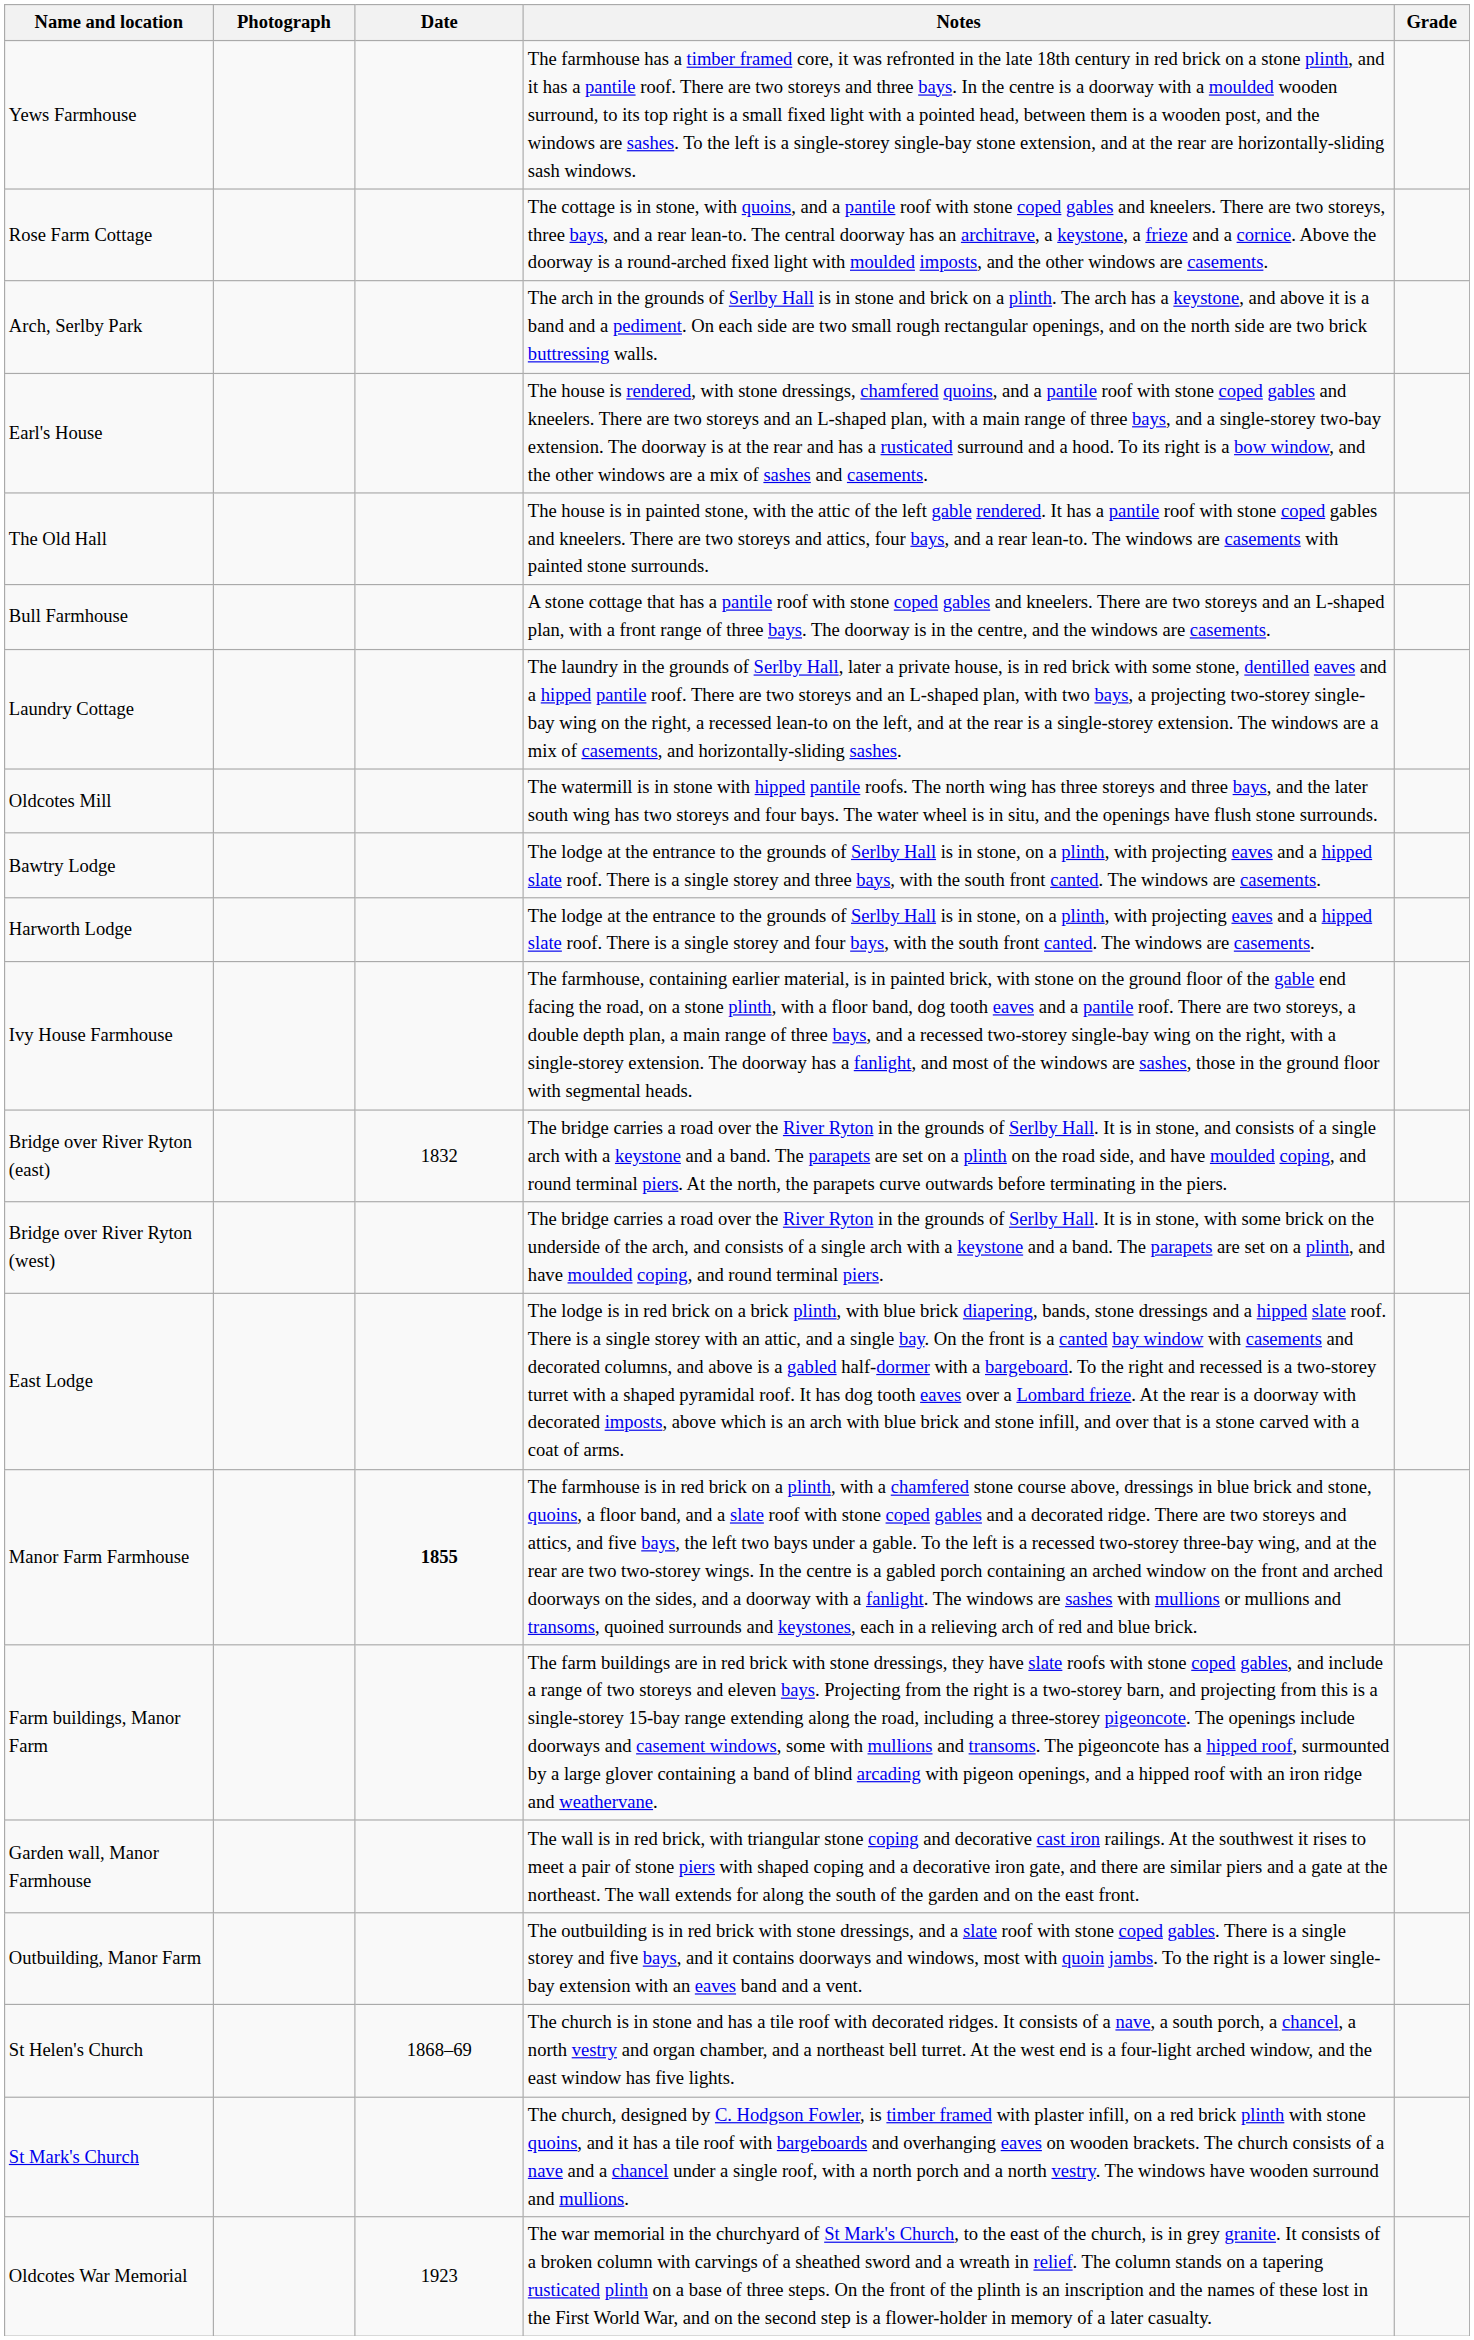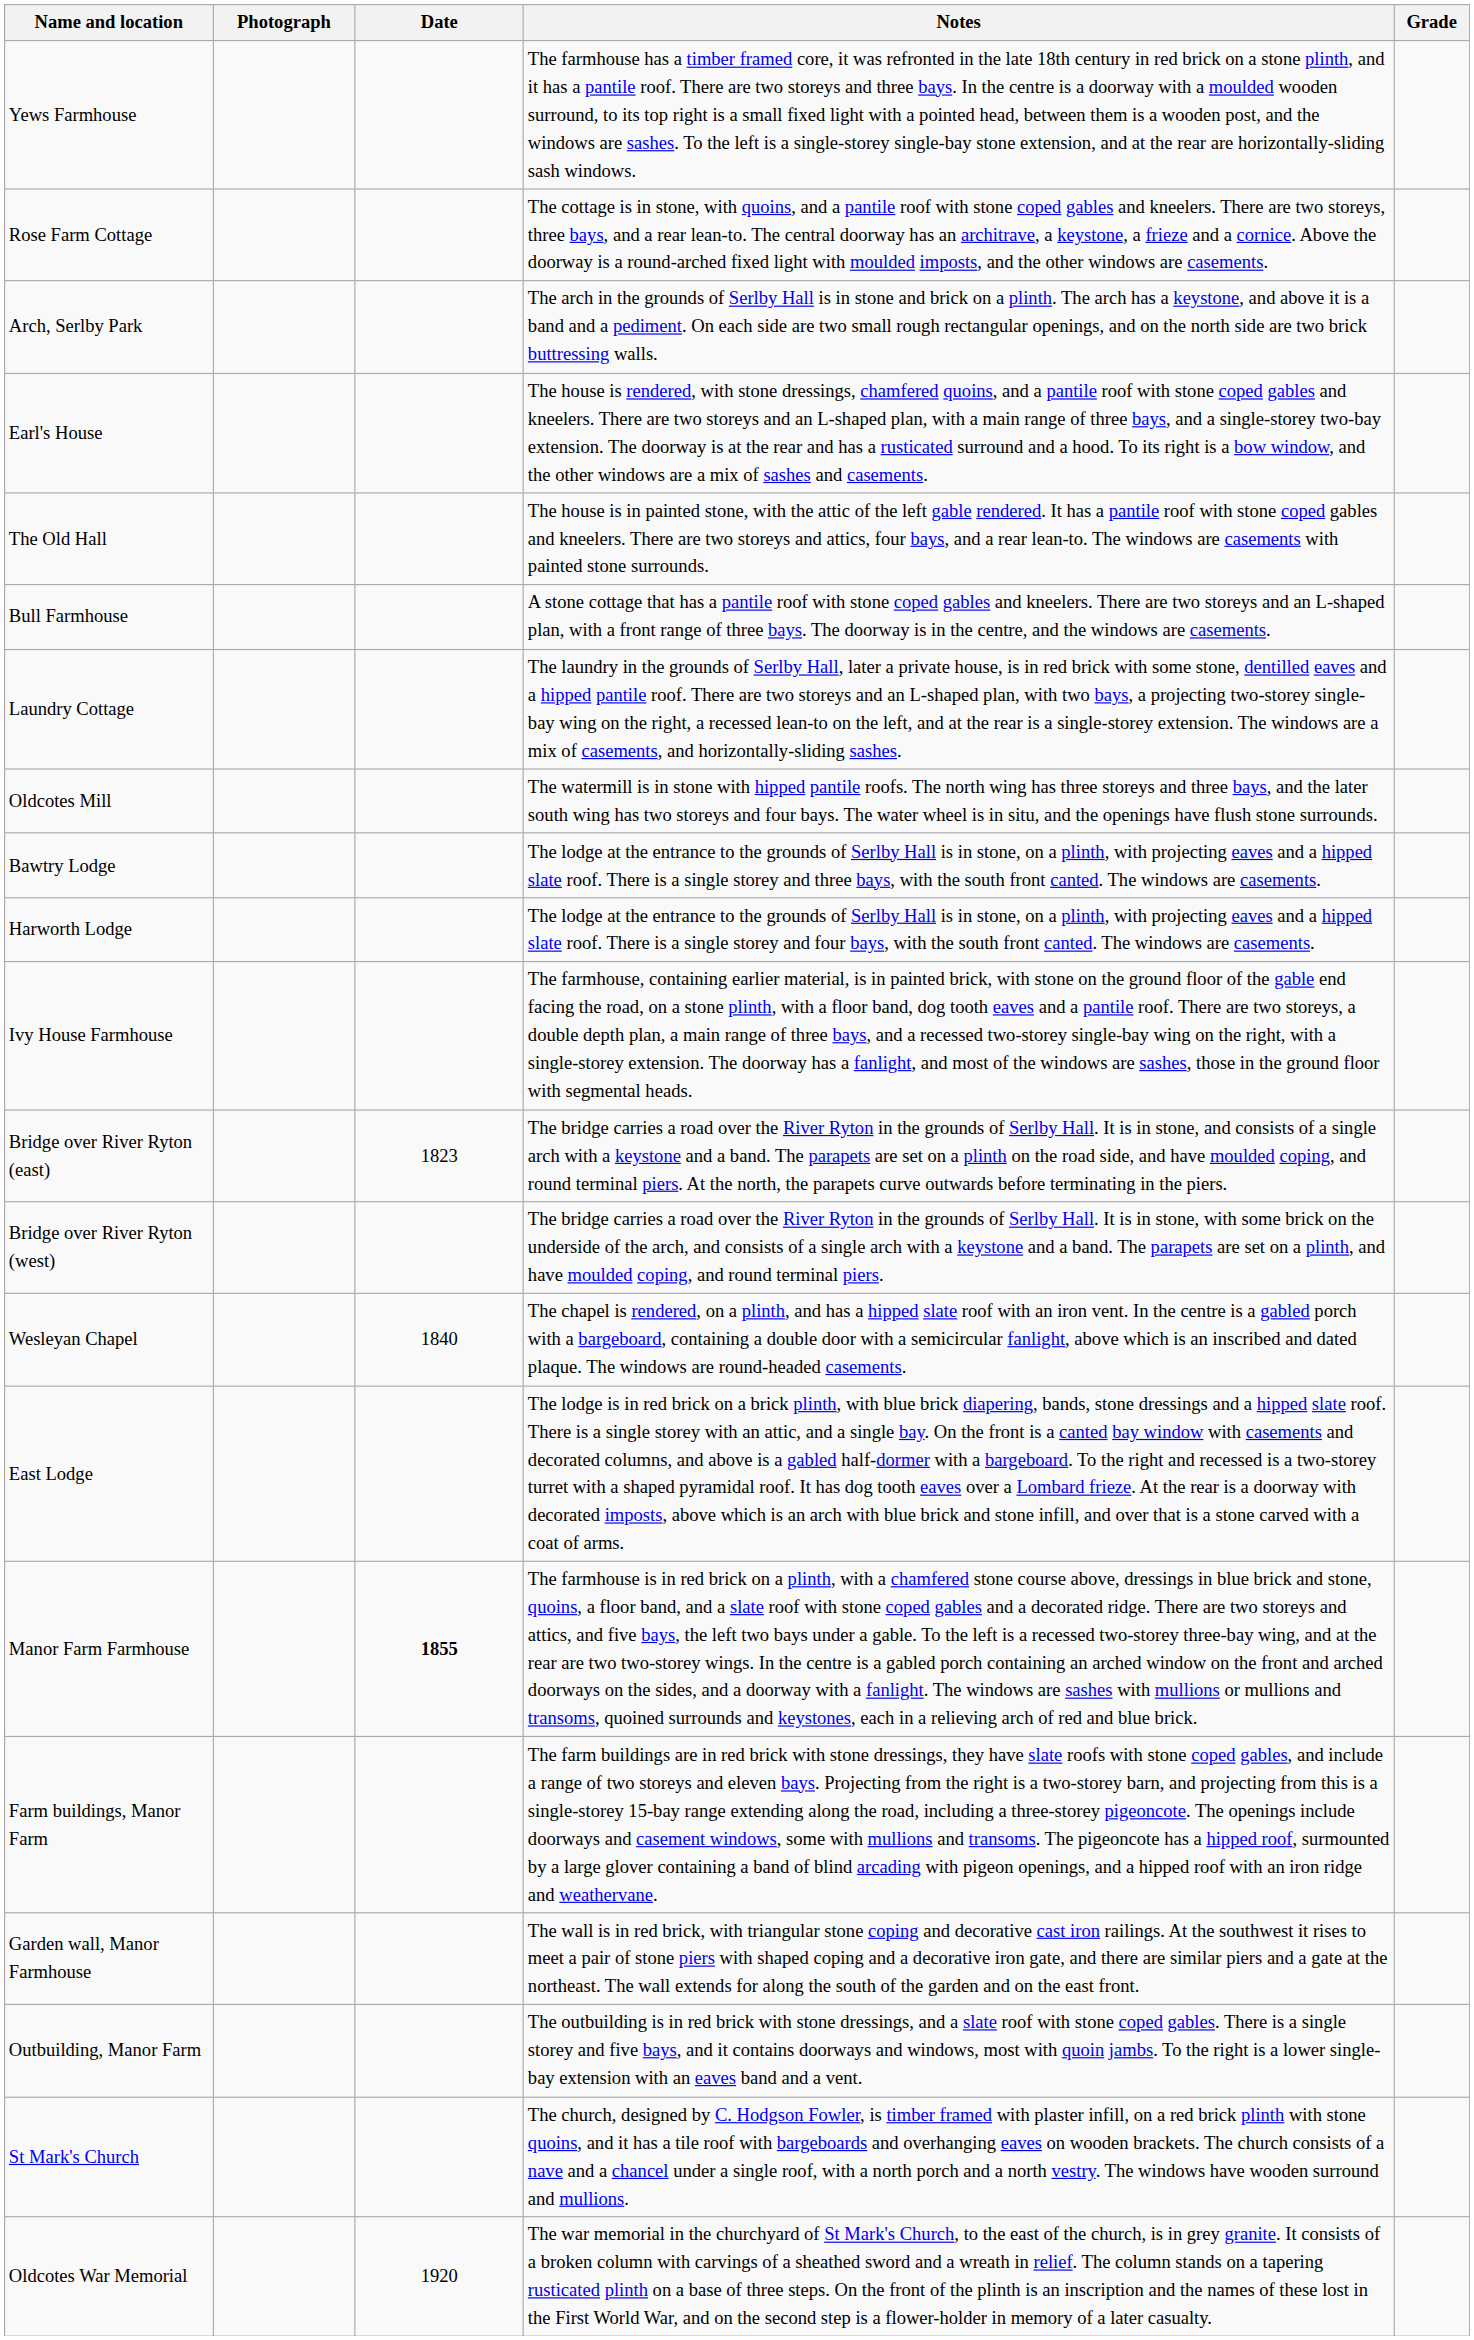(439, 1155) 1832 -> (439, 1155) 1823
+ row: (73, 1339)
- row: (76, 2050)
(439, 2276) 1923 -> (439, 2276) 1920
